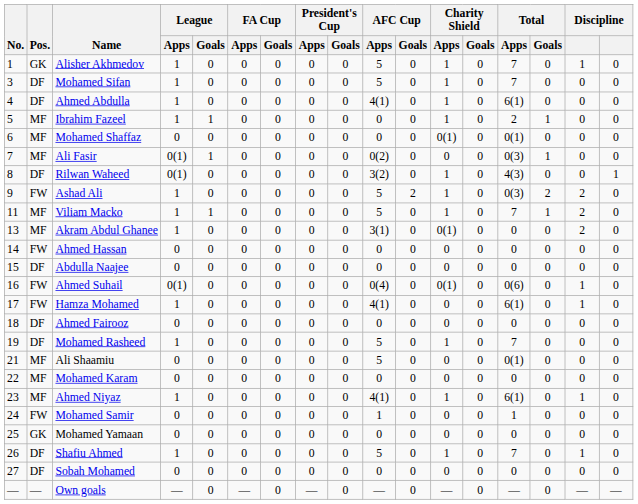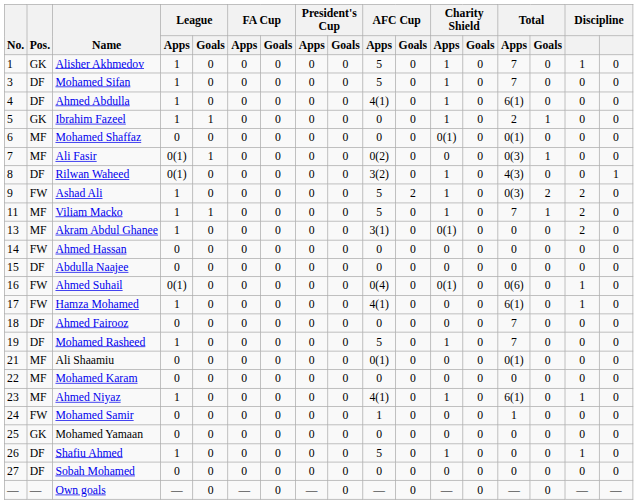(38, 119) MF -> (38, 119) GK
(514, 323) 0 -> (514, 323) 7
(379, 360) 5 -> (379, 360) 0(1)
(514, 452) 7 -> (514, 452) 0
